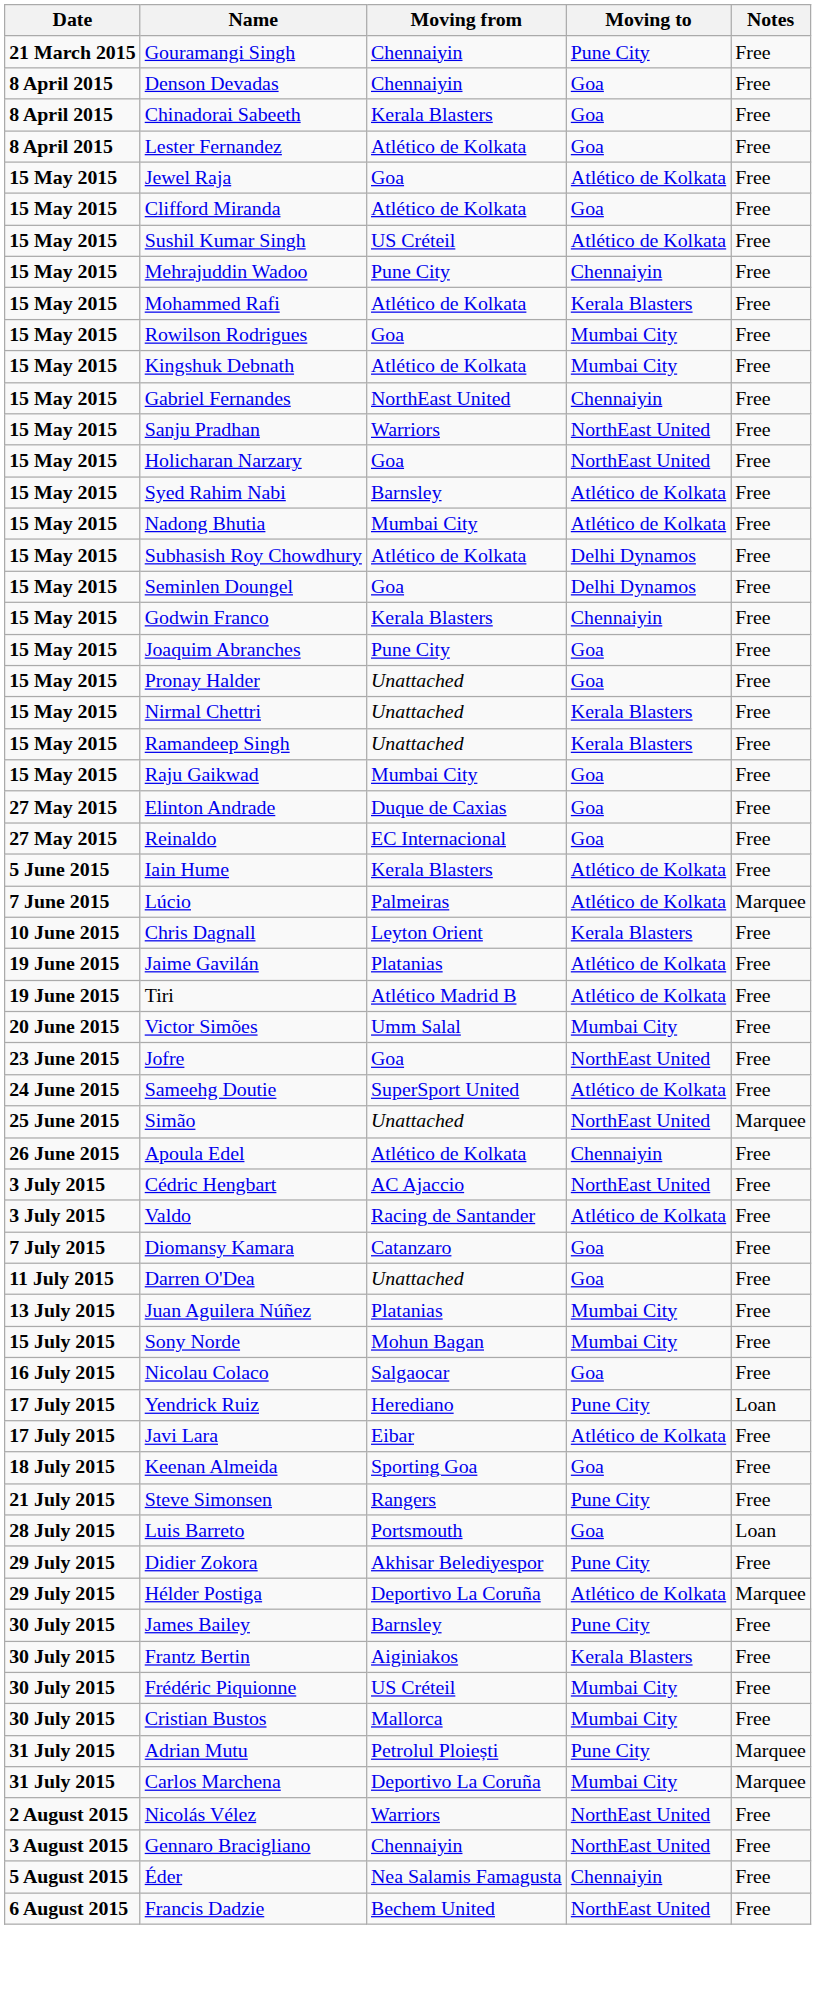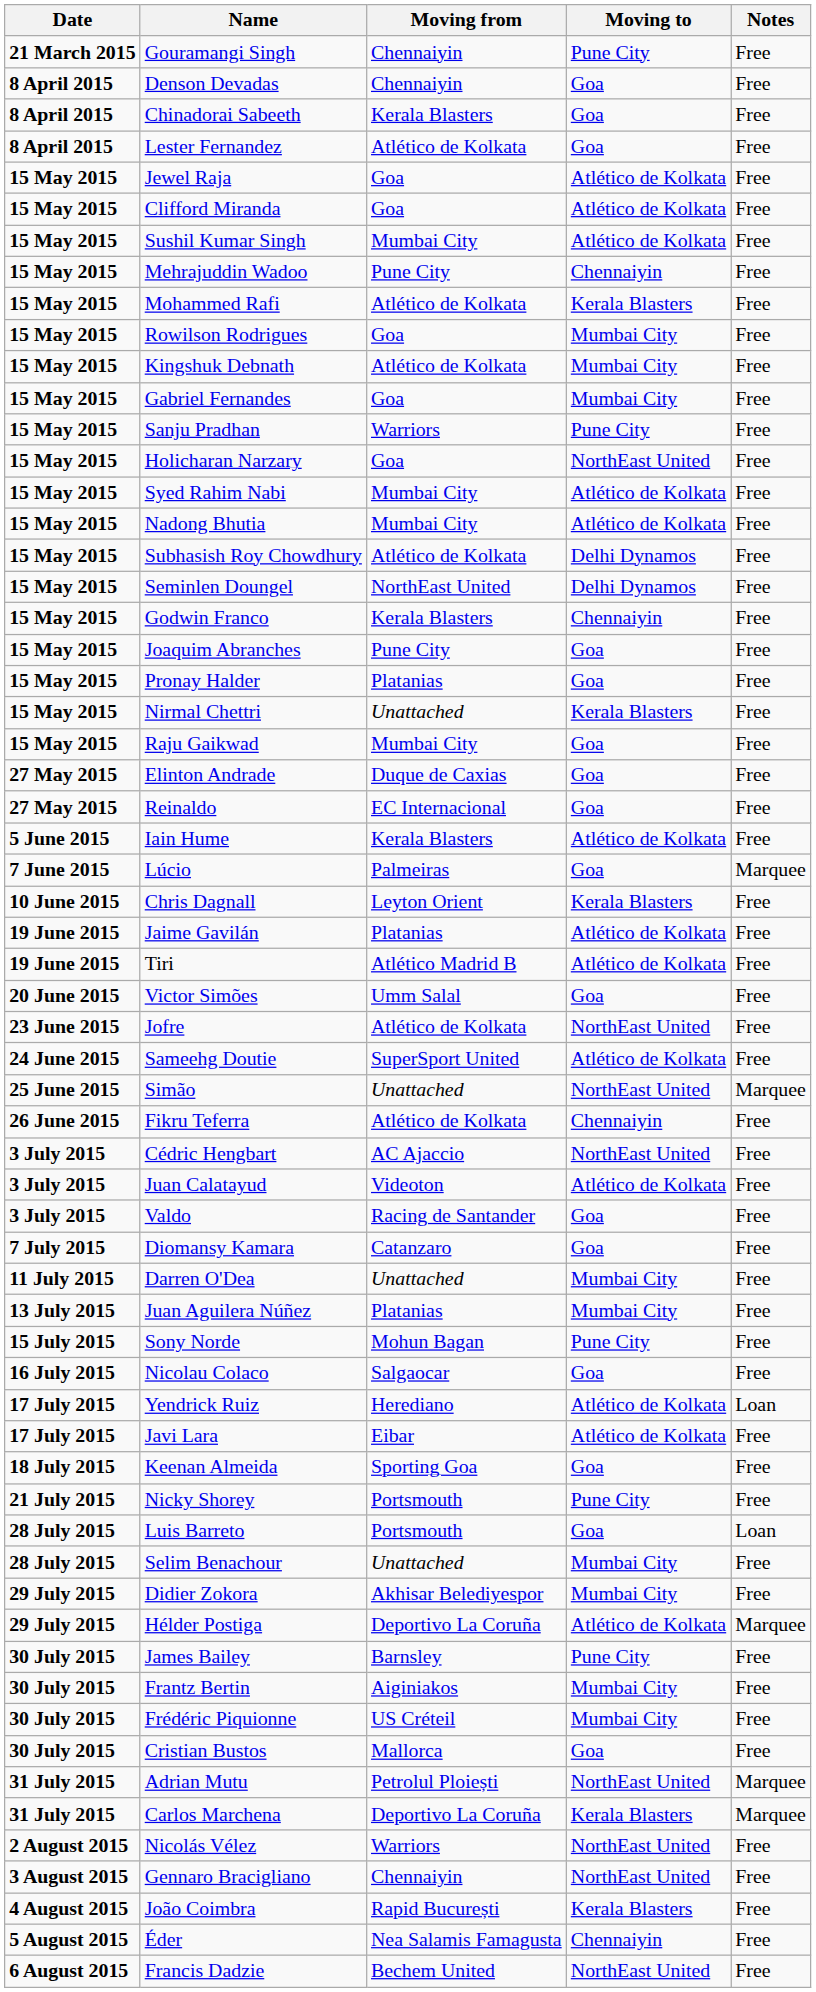(449, 209) Atlético de Kolkata -> (388, 209) Goa
(587, 209) Goa -> (648, 209) Atlético de Kolkata
(413, 240) US Créteil -> (424, 240) Mumbai City
(441, 397) NorthEast United -> (388, 397) Goa
(617, 397) Chennaiyin -> (624, 397) Mumbai City
(641, 429) NorthEast United -> (610, 429) Pune City
(406, 492) Barnsley -> (424, 492) Mumbai City
(388, 586) Goa -> (441, 586) NorthEast United
(417, 680) Unattached -> (407, 680) Platanias
- row: (217, 743)
(648, 901) Atlético de Kolkata -> (587, 869) Goa
(624, 1027) Mumbai City -> (587, 995) Goa
(388, 1058) Goa -> (449, 1027) Atlético de Kolkata
+ row: (197, 1121)
- row: (195, 1152)
+ row: (206, 1184)
(648, 1215) Atlético de Kolkata -> (587, 1215) Goa
(587, 1278) Goa -> (624, 1278) Mumbai City
(624, 1341) Mumbai City -> (610, 1341) Pune City
(610, 1404) Pune City -> (648, 1404) Atlético de Kolkata
- row: (208, 1499)
+ row: (200, 1499)
+ row: (213, 1562)
(610, 1562) Pune City -> (624, 1593) Mumbai City
(632, 1656) Kerala Blasters -> (624, 1687) Mumbai City
(624, 1719) Mumbai City -> (587, 1750) Goa
(610, 1750) Pune City -> (641, 1782) NorthEast United
(624, 1782) Mumbai City -> (632, 1813) Kerala Blasters
+ row: (200, 1908)
